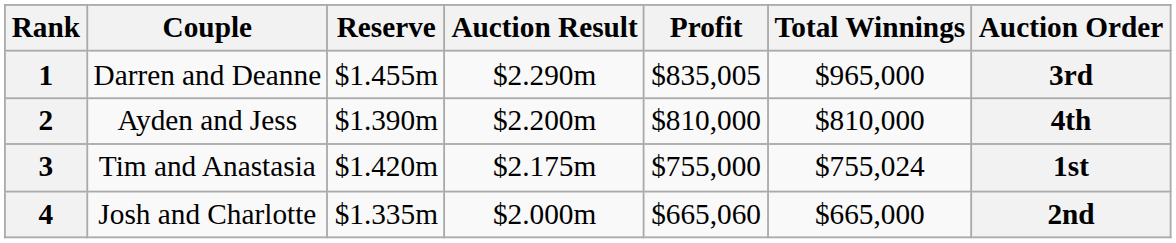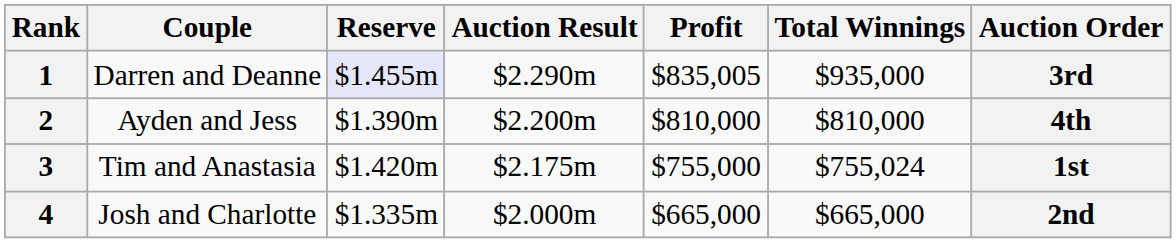(386, 74) no background -> (386, 74) lavender background
(870, 74) $965,000 -> (870, 74) $935,000
(706, 213) $665,060 -> (706, 213) $665,000
